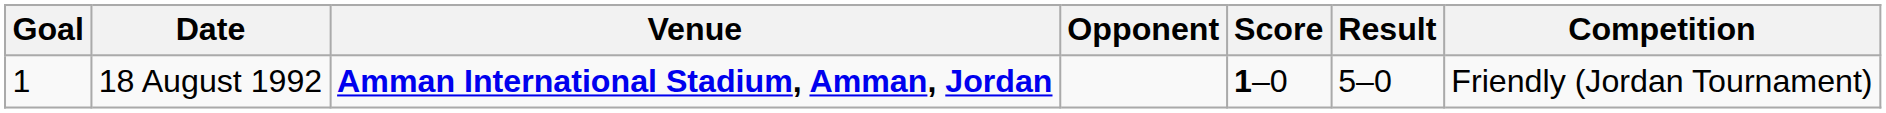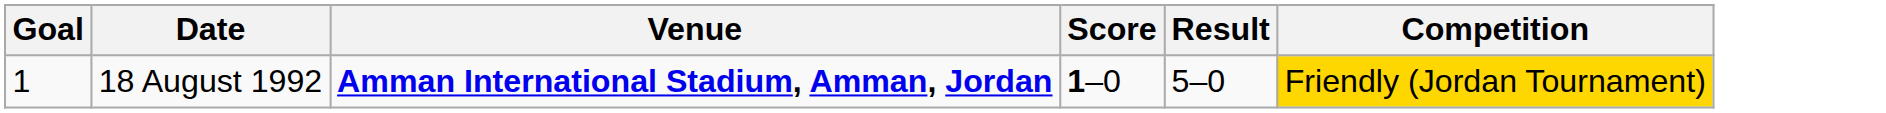- column: (1143, 30)
(1662, 81) no background -> (1495, 81) gold background
